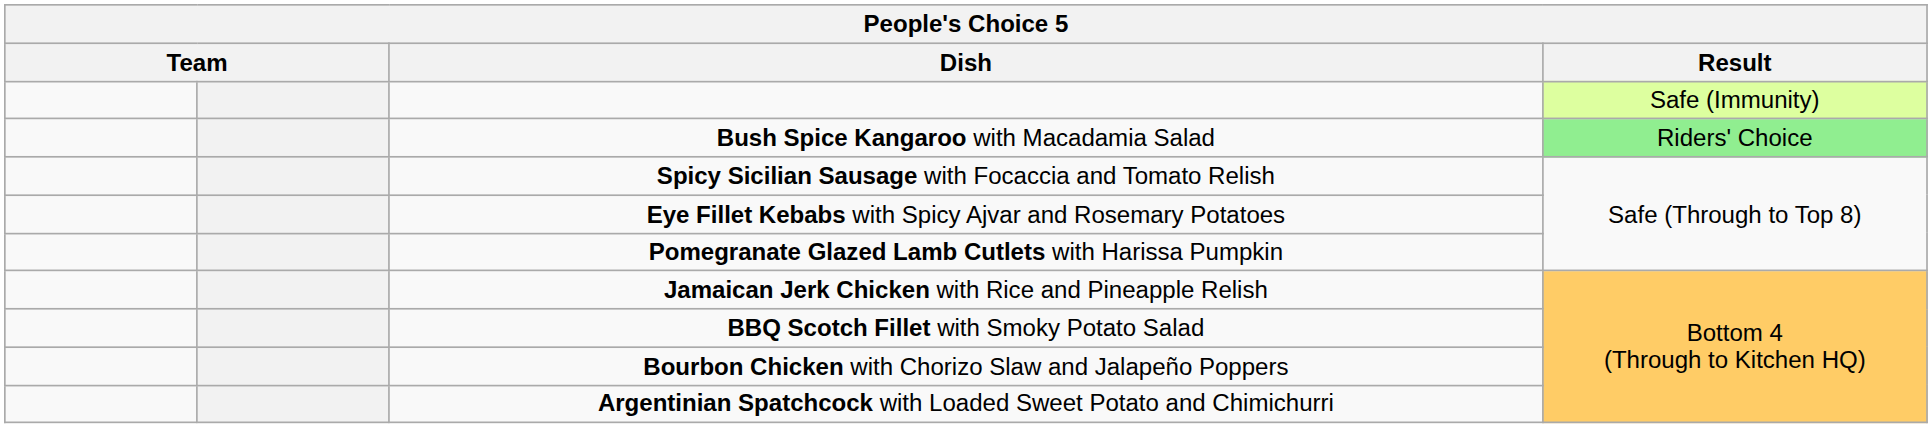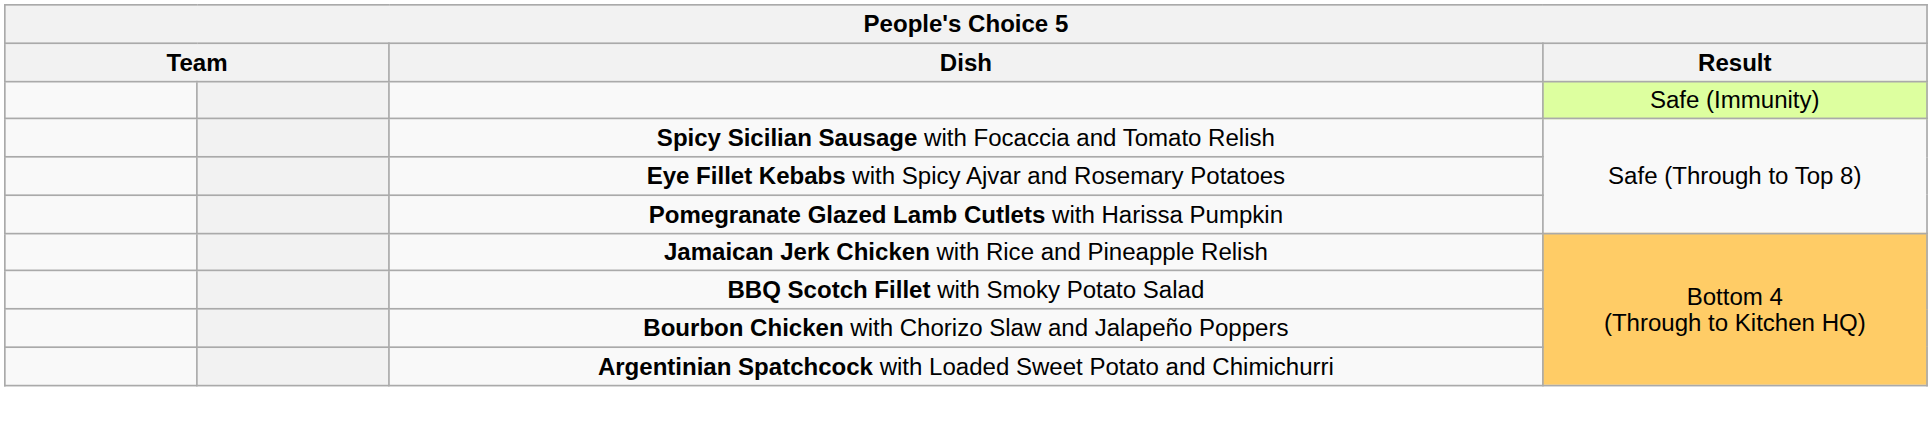- row: (966, 138)
